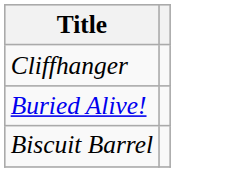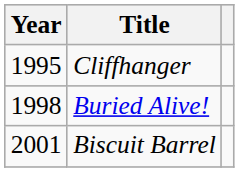+ column: (36, 24)
